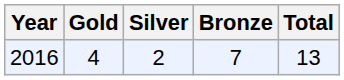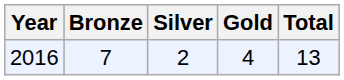columns swapped: (94, 22) <-> (236, 22)
